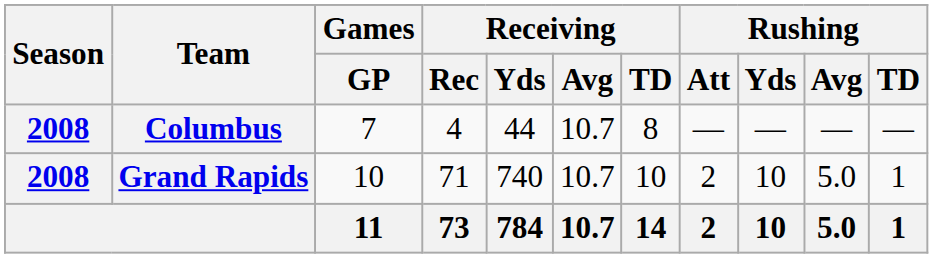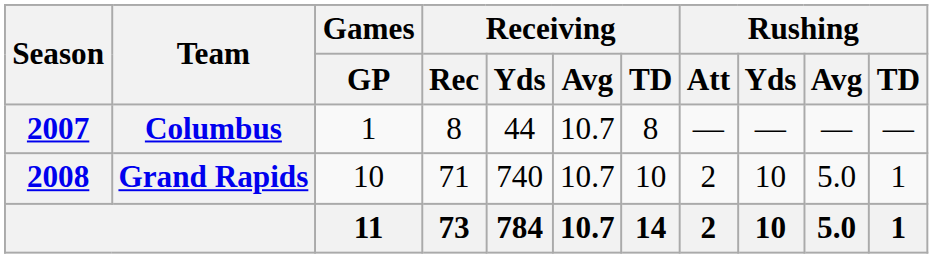(58, 128) 2008 -> (58, 128) 2007
(369, 128) 7 -> (369, 128) 1
(454, 128) 4 -> (454, 128) 8
